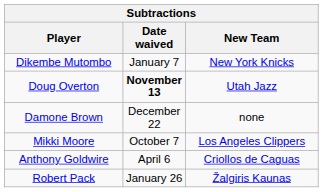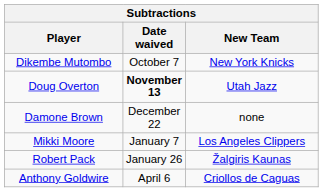(154, 62) January 7 -> (154, 62) October 7
(154, 141) October 7 -> (154, 141) January 7
rows swapped: (64, 177) <-> (64, 159)
